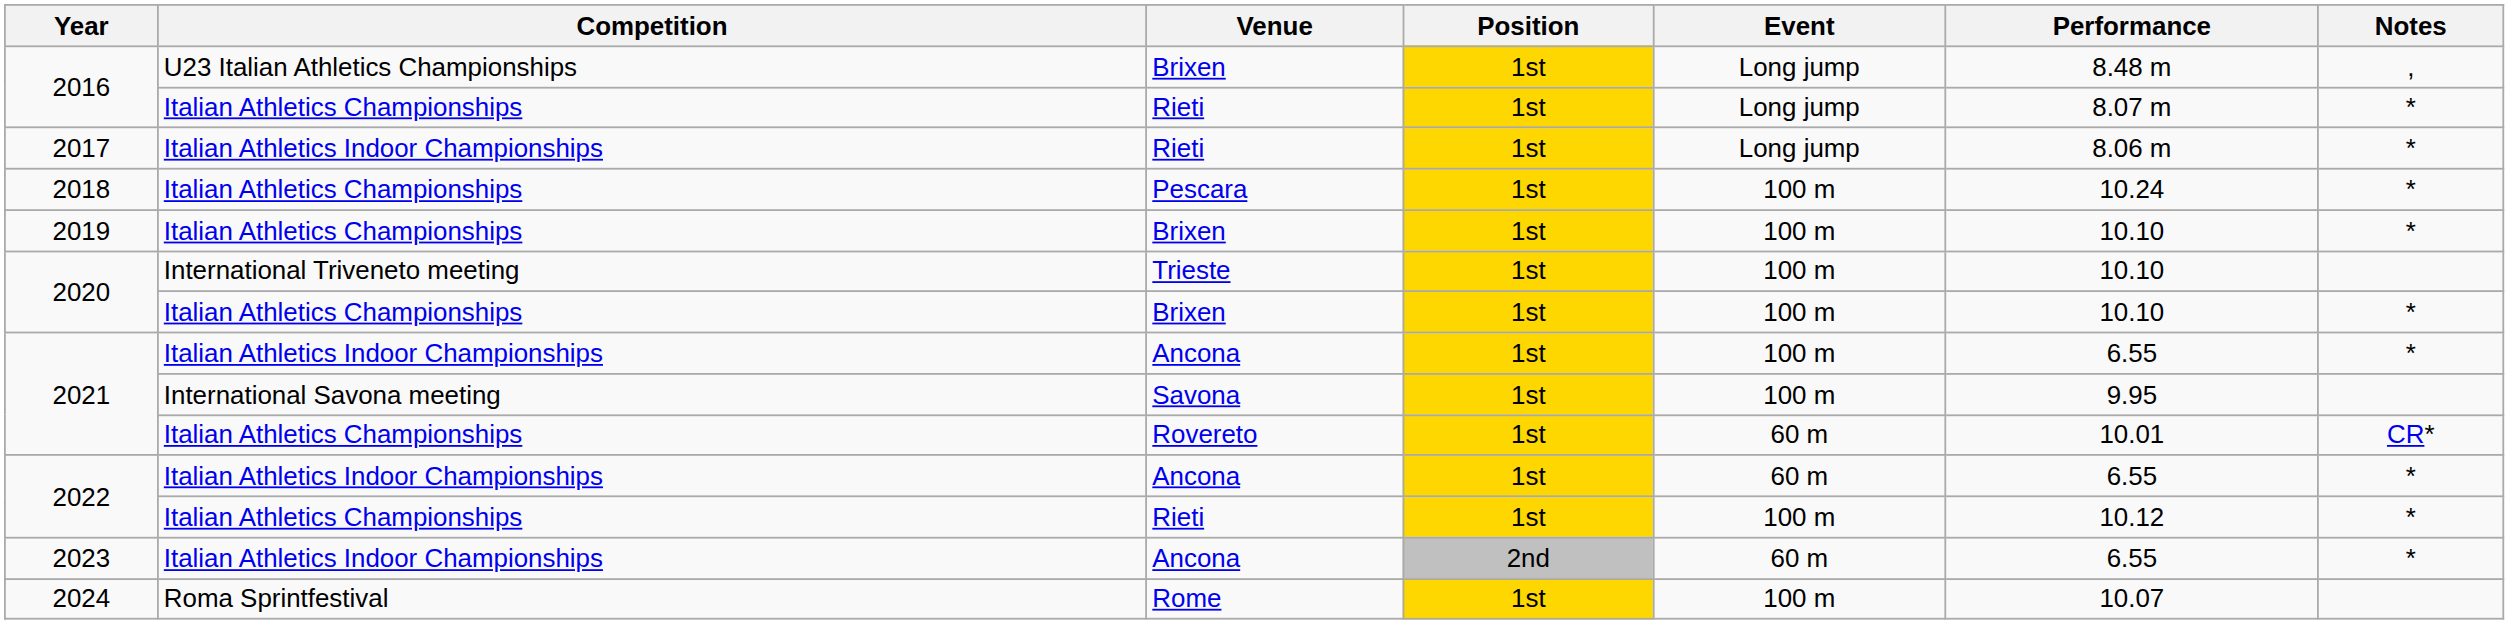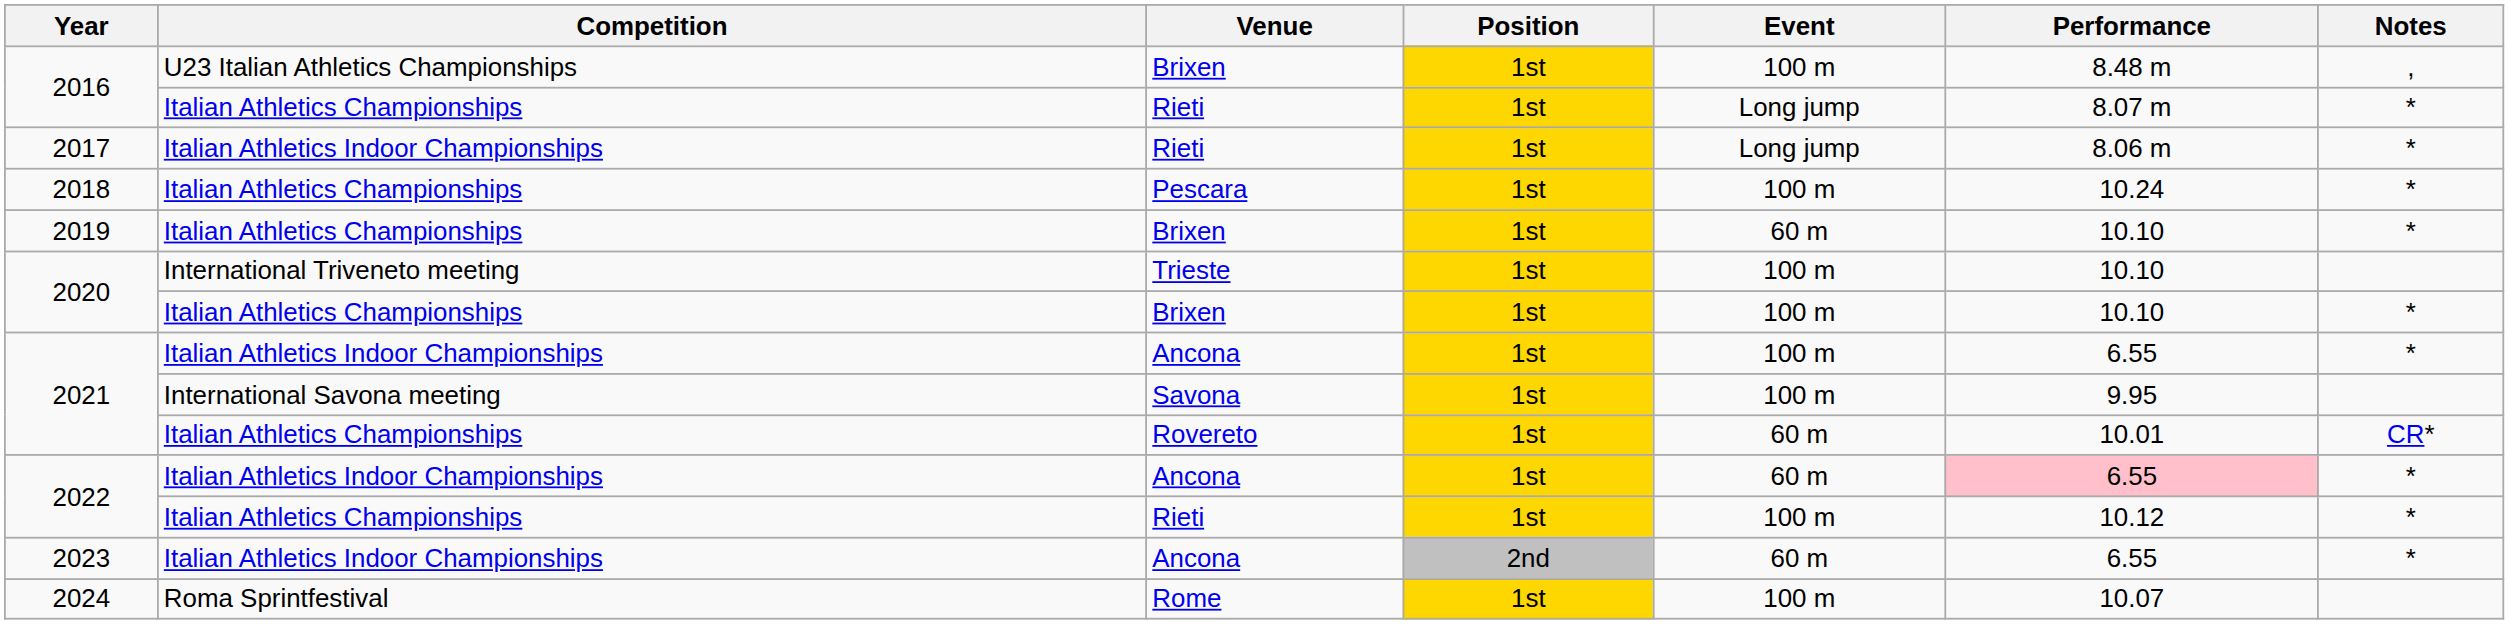(1799, 67) Long jump -> (1799, 67) 100 m
(1799, 231) 100 m -> (1799, 231) 60 m
(2132, 476) no background -> (2132, 476) pink background
